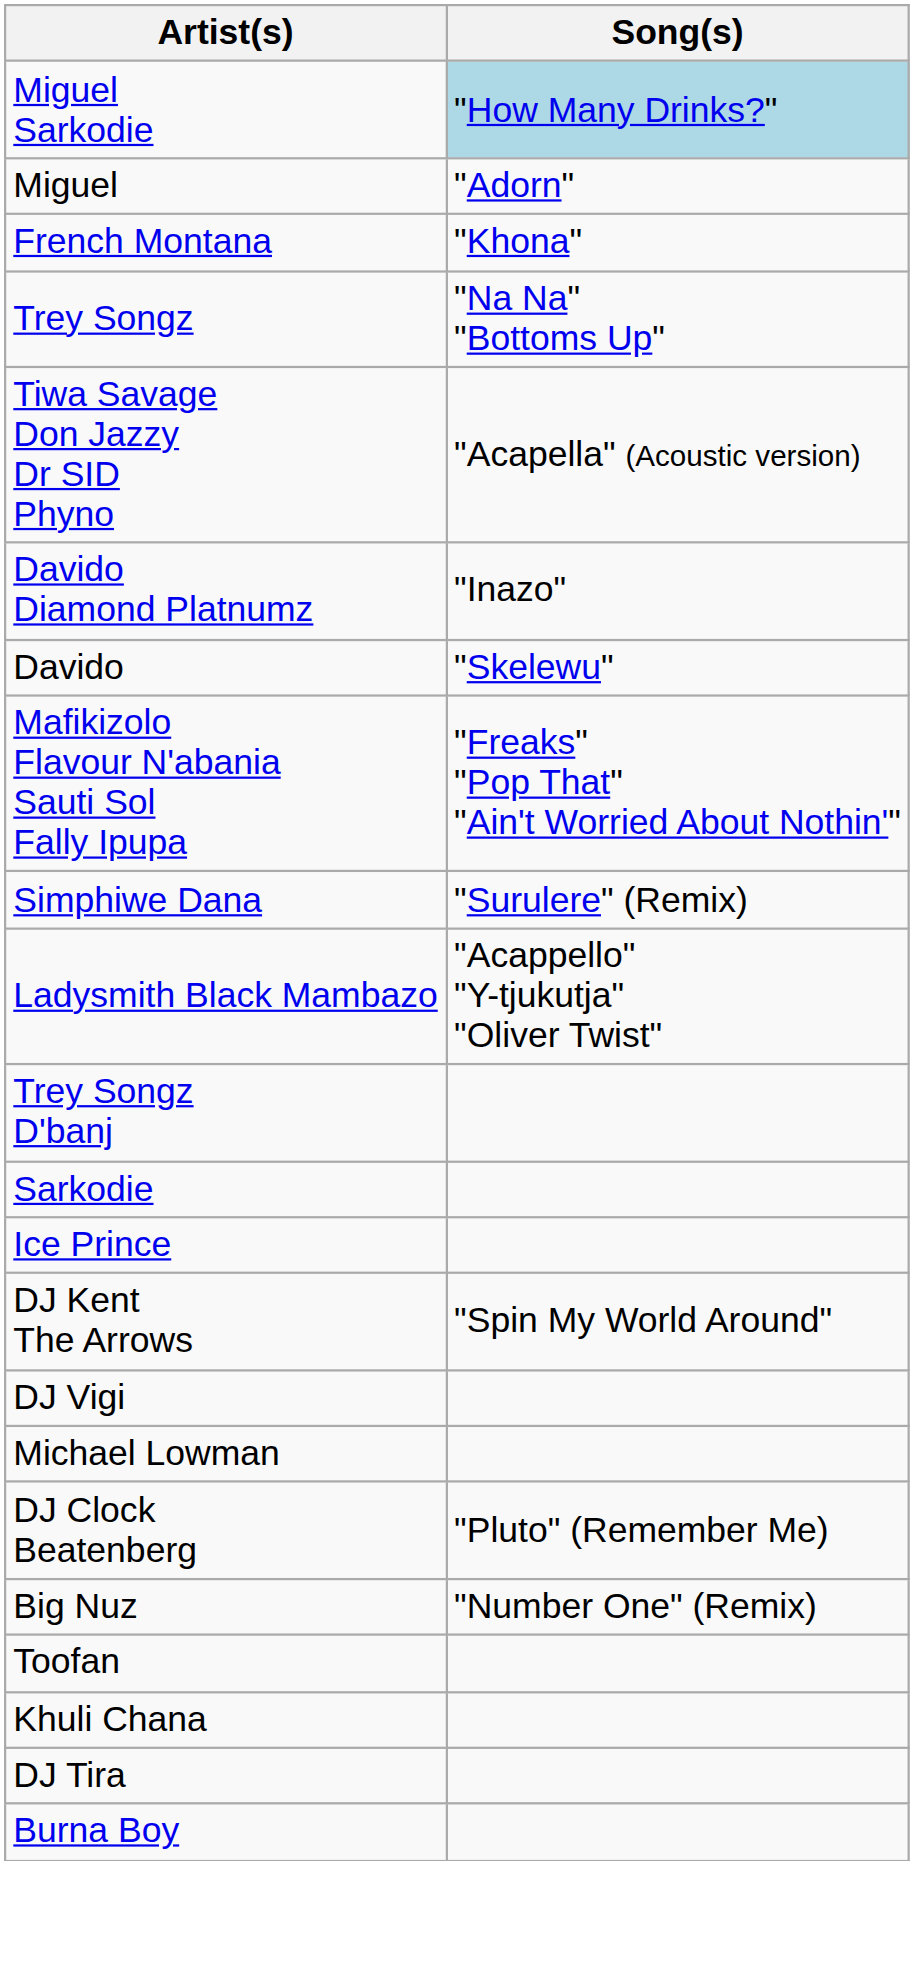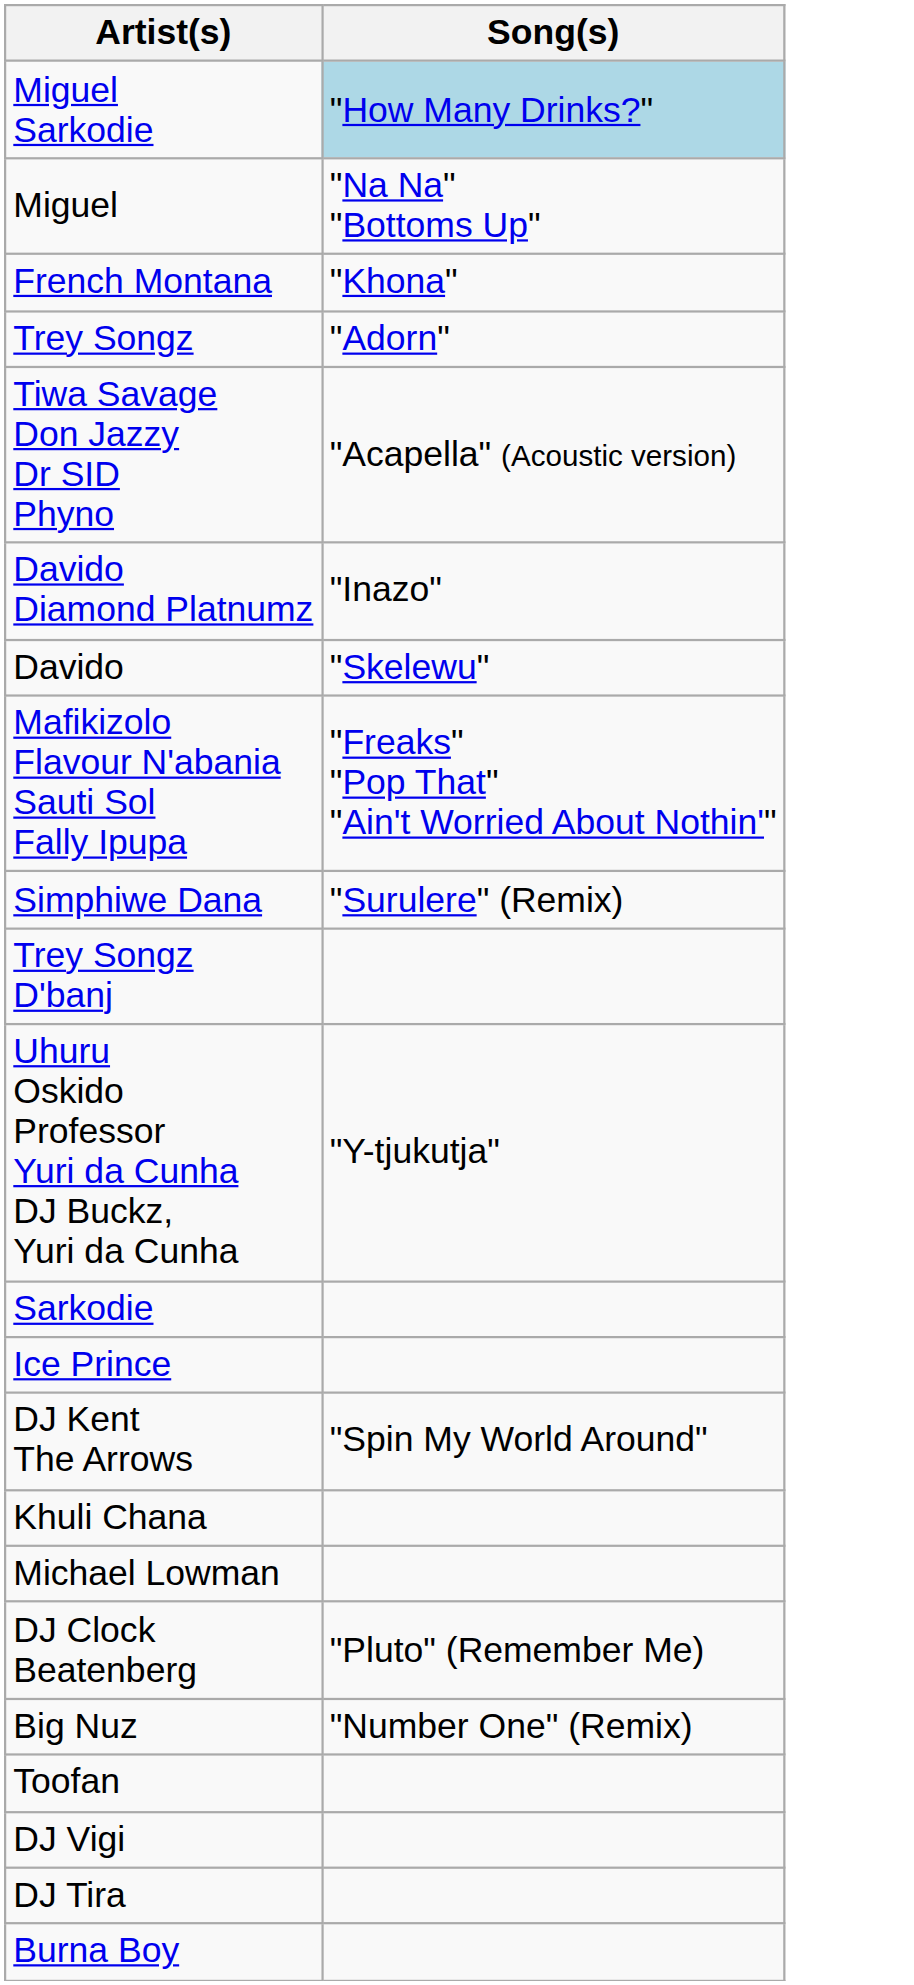(514, 185) "Adorn" -> (435, 205) "Na Na" "Bottoms Up"
(560, 317) "Na Na" "Bottoms Up" -> (390, 337) "Adorn"
- row: (226, 995)
+ row: (126, 1151)
rows swapped: (110, 1718) <-> (69, 1397)
